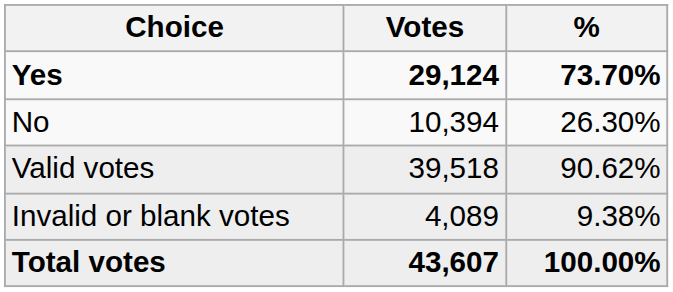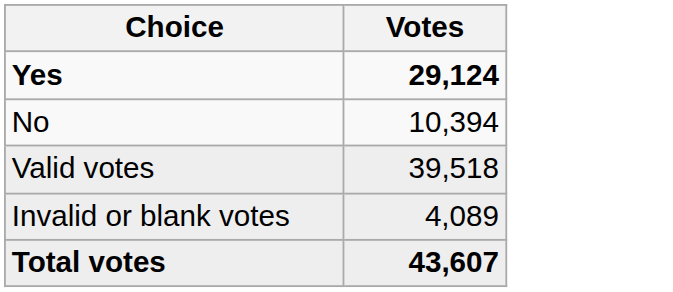- column: (587, 27)
